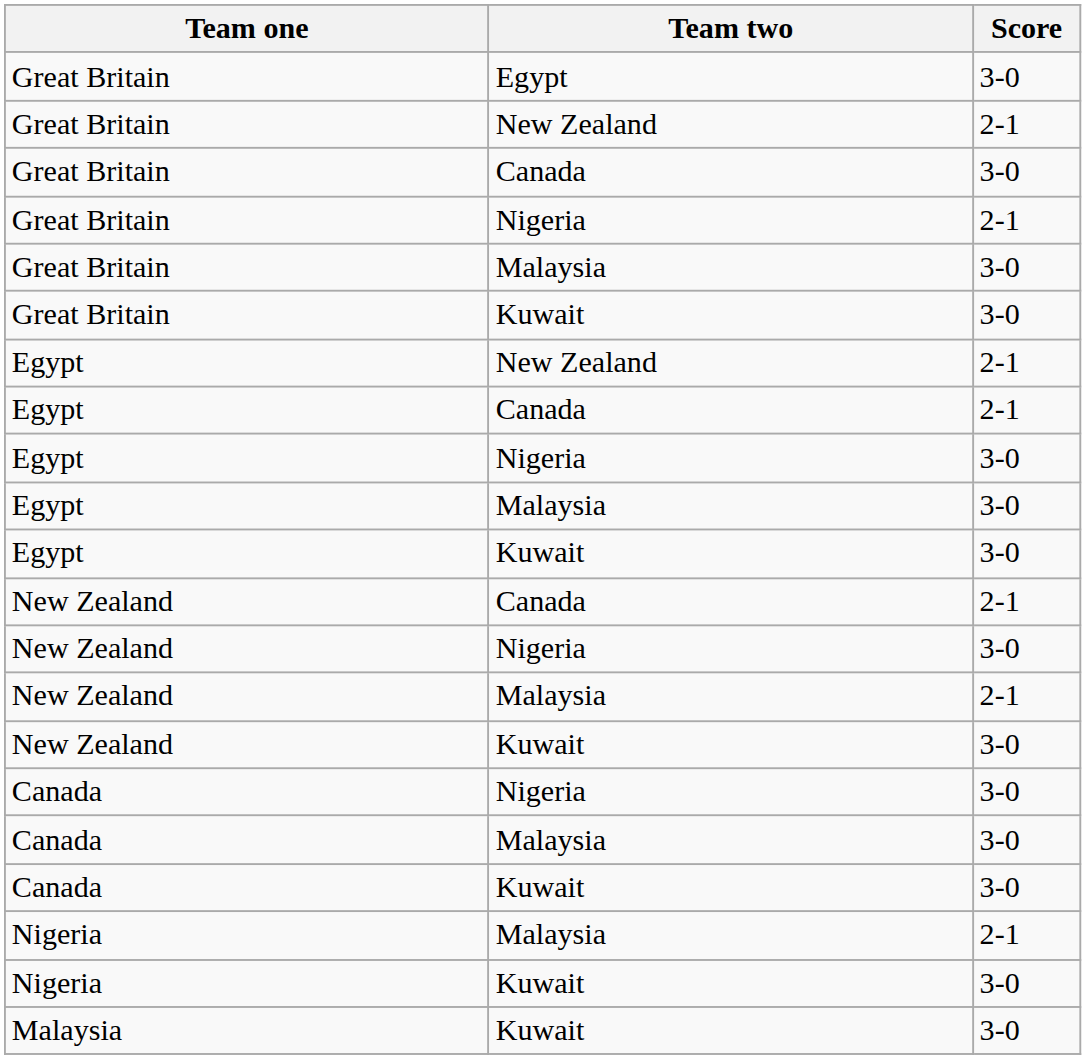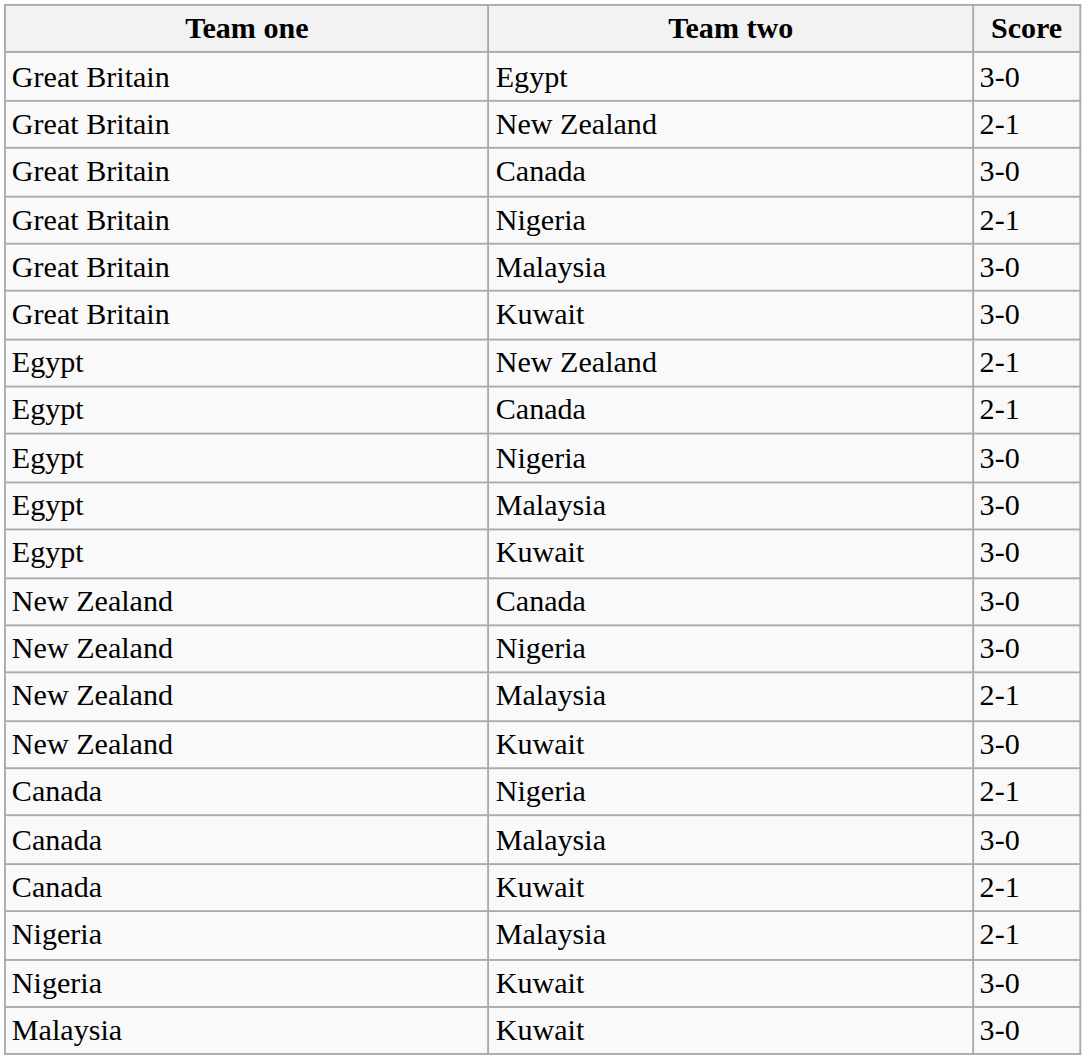(1000, 600) 2-1 -> (1000, 600) 3-0
(1000, 791) 3-0 -> (1000, 791) 2-1
(1000, 887) 3-0 -> (1000, 887) 2-1
